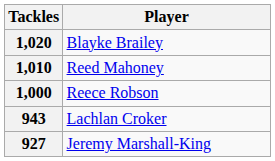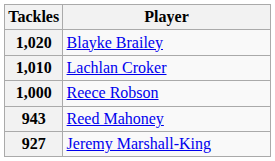(115, 67) Reed Mahoney -> (117, 67) Lachlan Croker
(117, 118) Lachlan Croker -> (115, 118) Reed Mahoney
